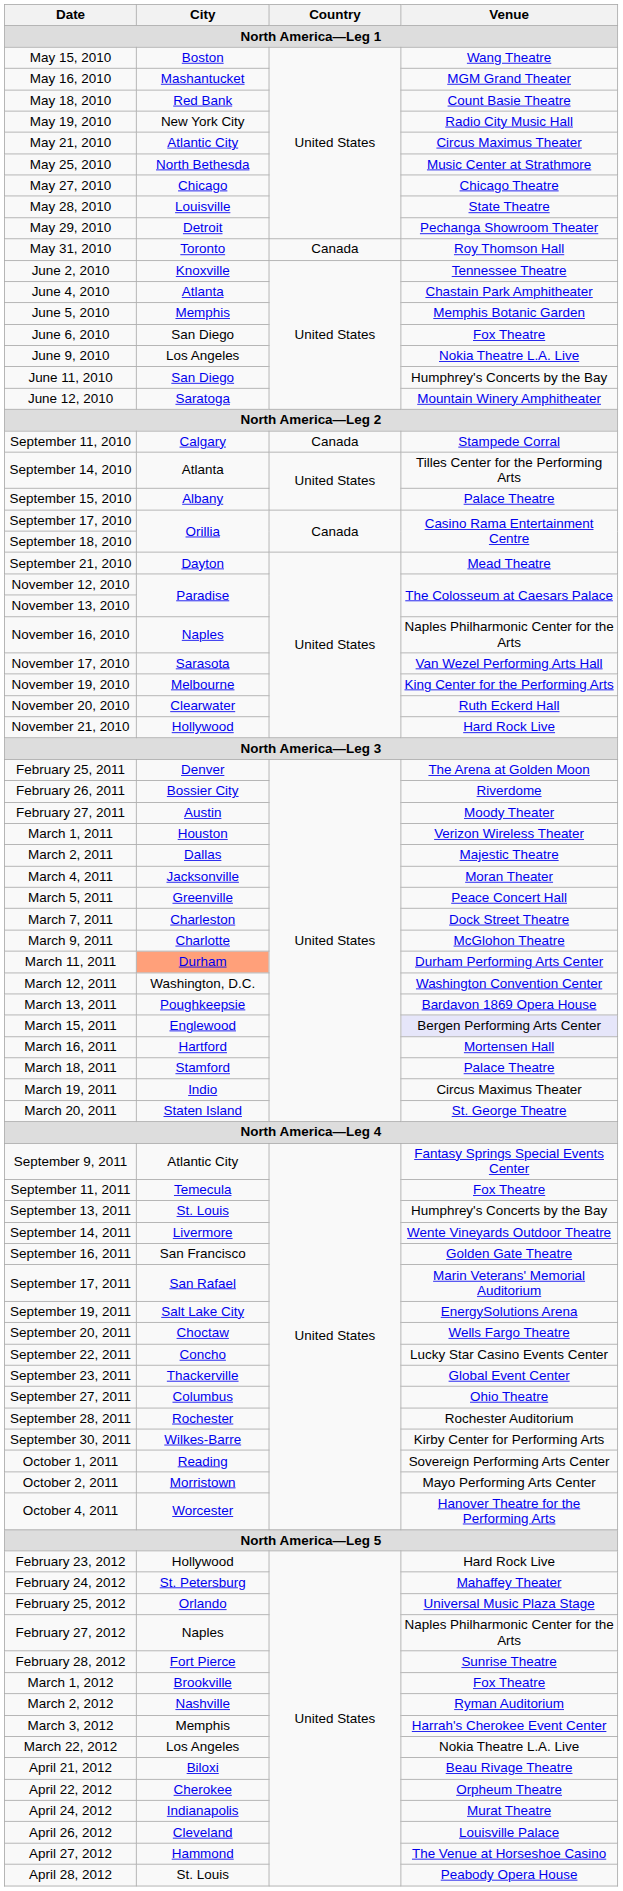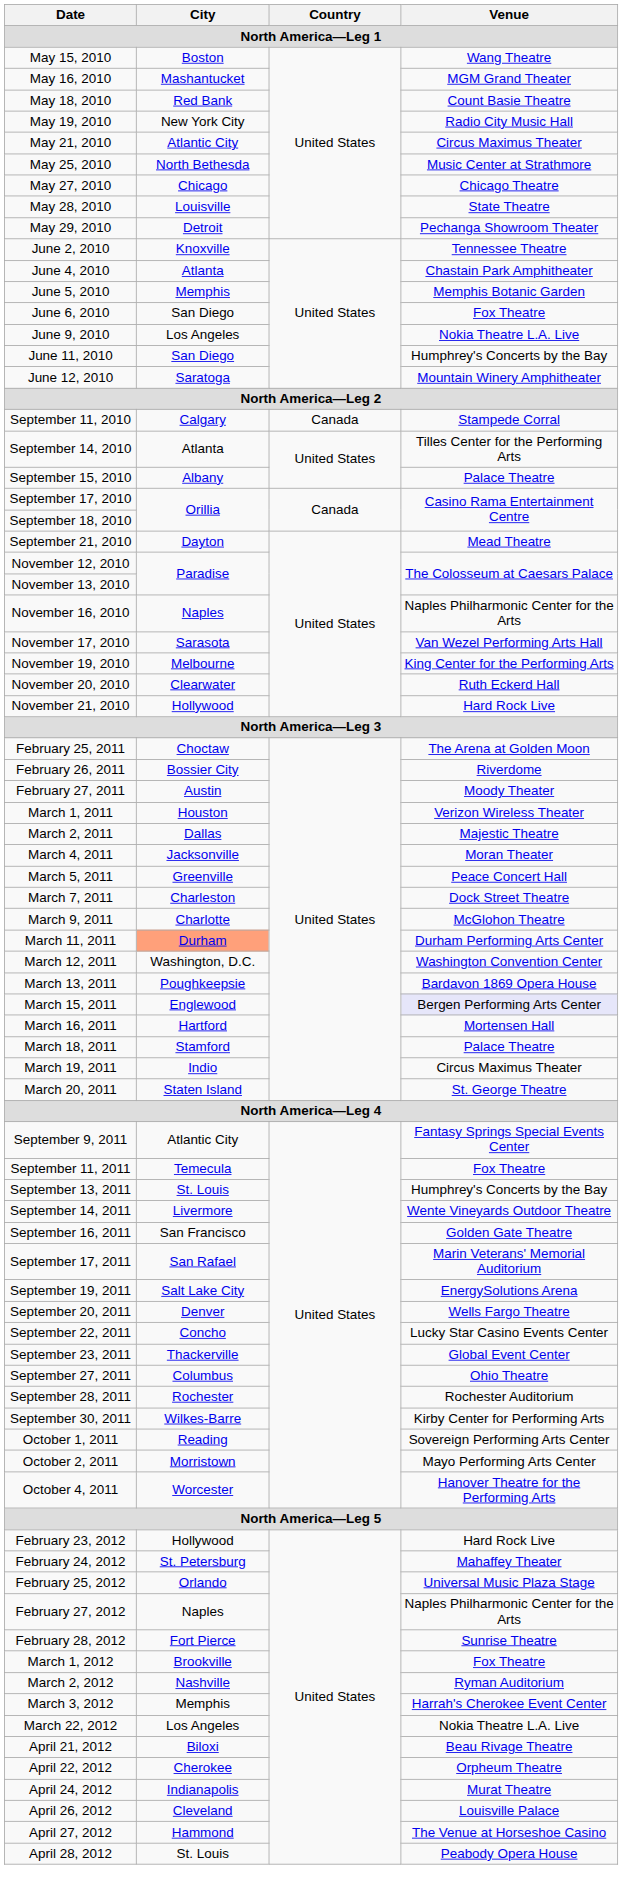- row: (71, 249)
(203, 770) Denver -> (203, 748) Choctaw
(203, 1333) Choctaw -> (203, 1311) Denver
